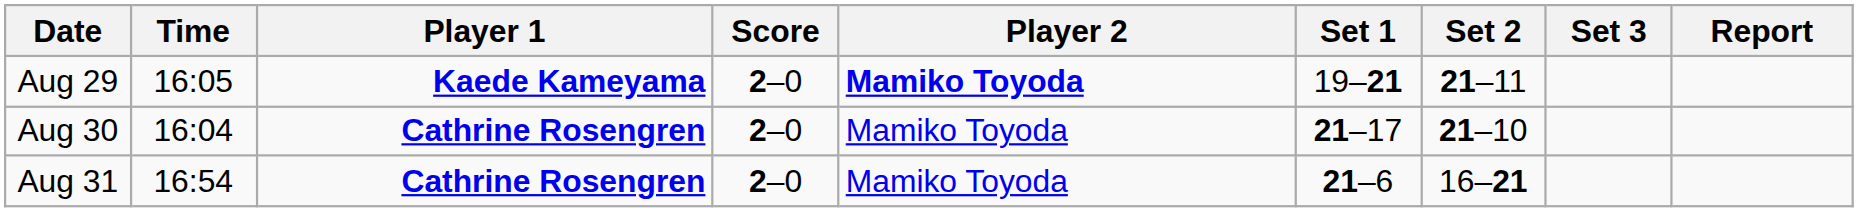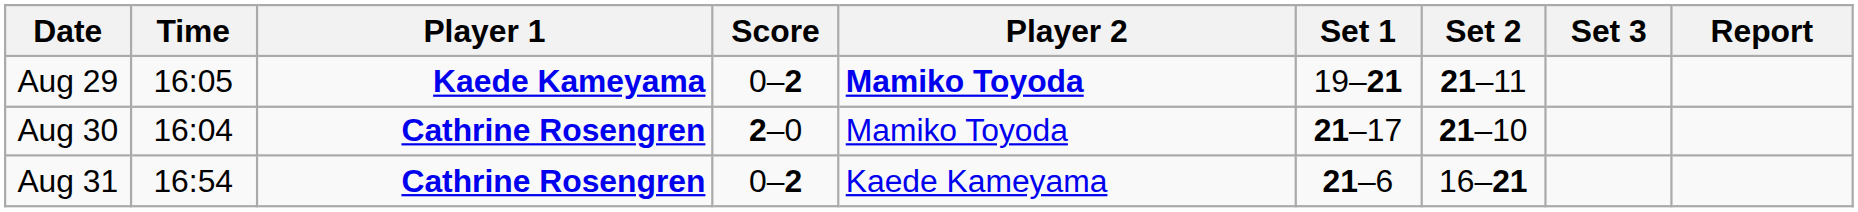(776, 81) 2–0 -> (776, 81) 0–2
(776, 181) 2–0 -> (776, 181) 0–2
(957, 181) Mamiko Toyoda -> (977, 181) Kaede Kameyama
